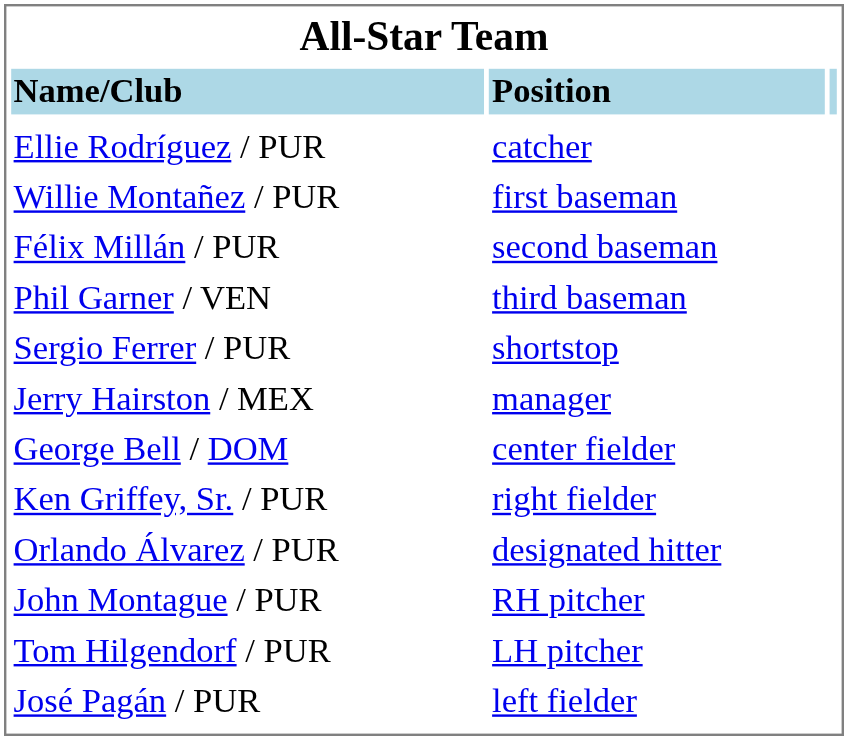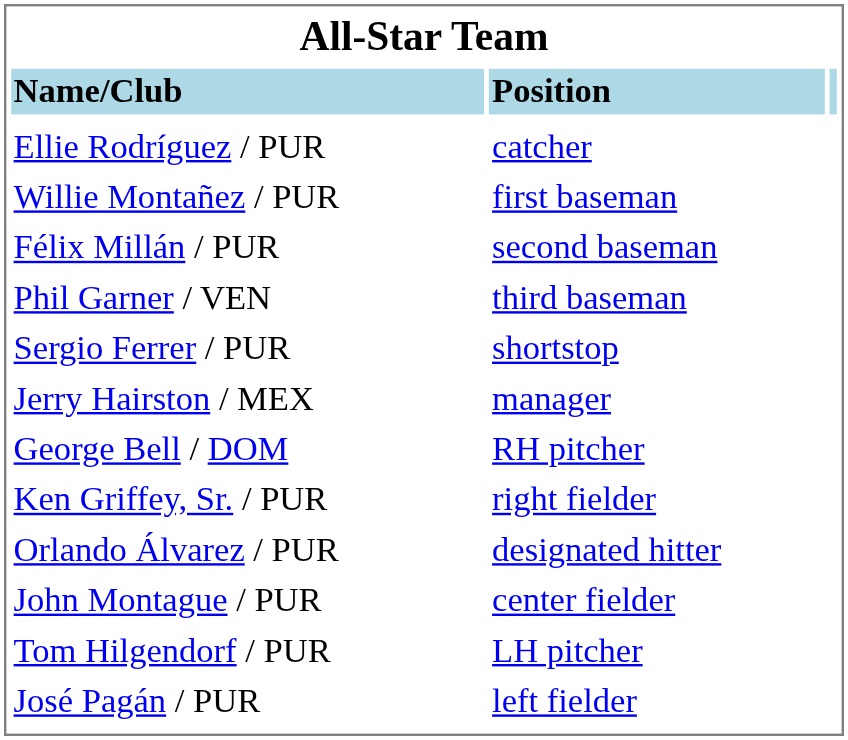(584, 448) center fielder -> (568, 448) RH pitcher
(568, 599) RH pitcher -> (584, 599) center fielder
